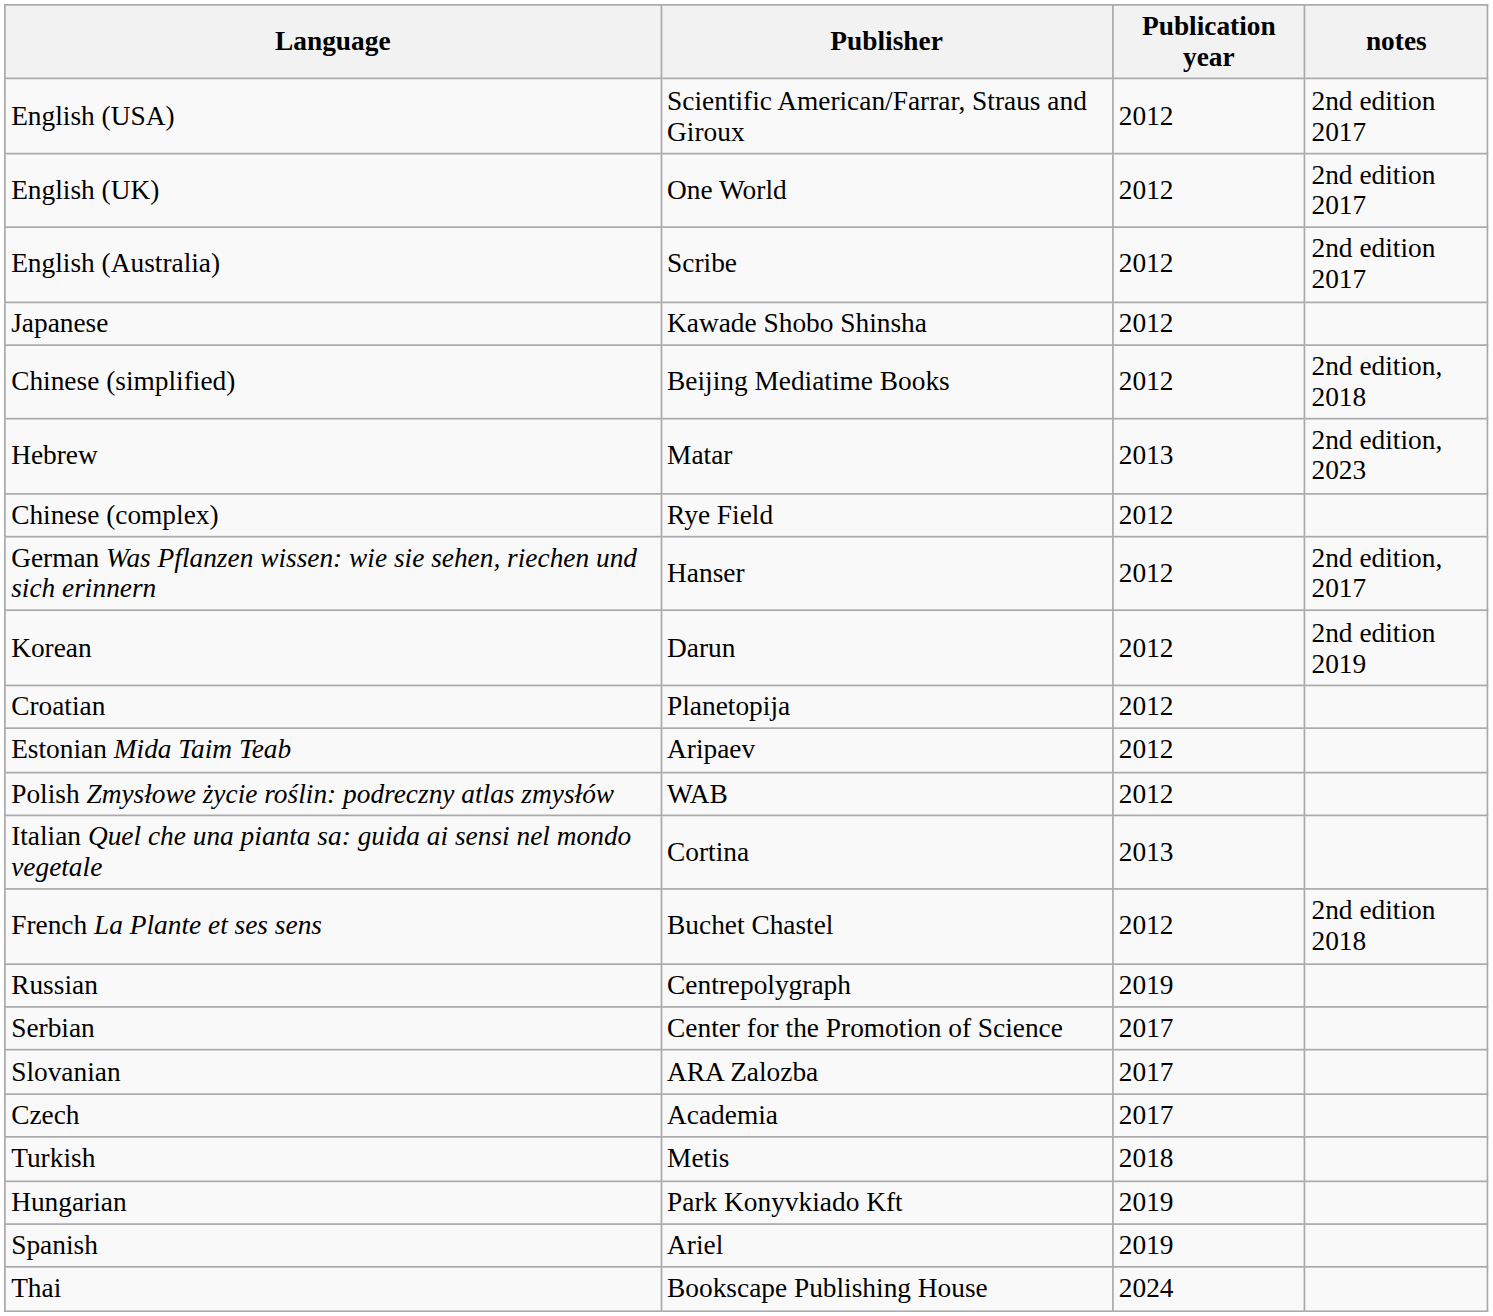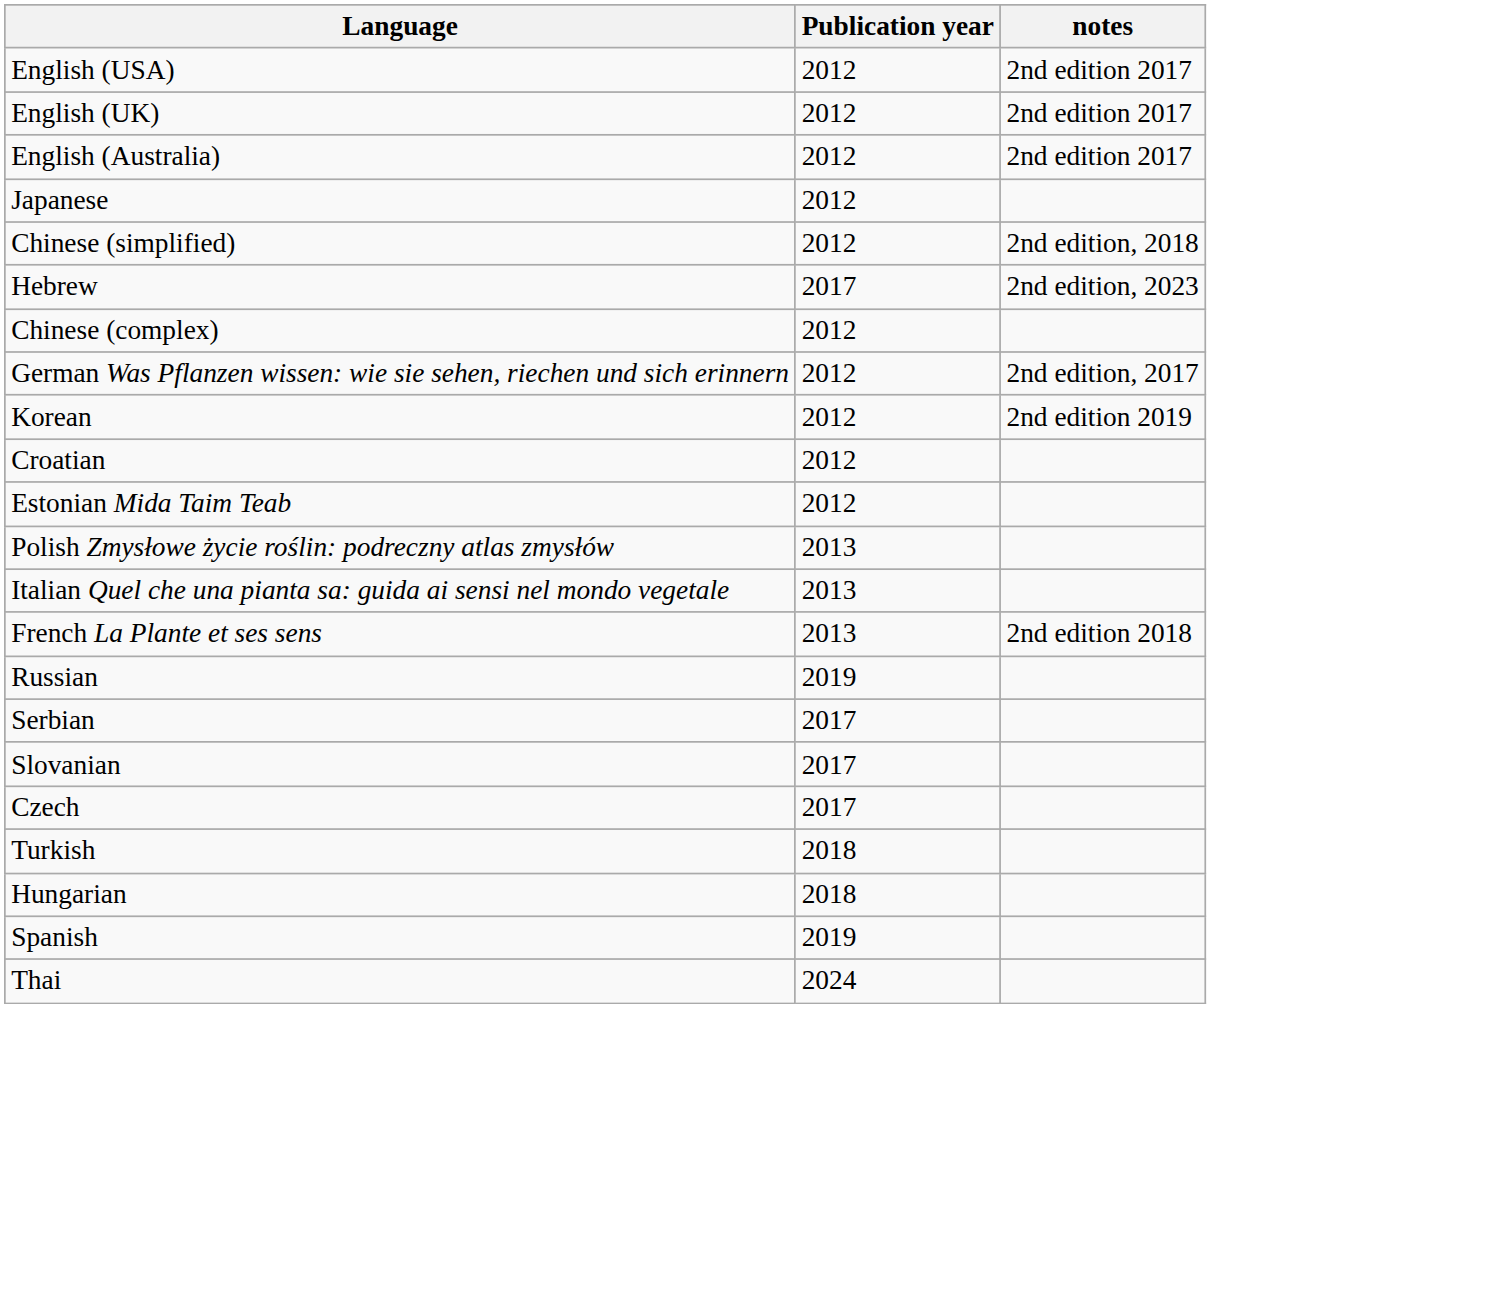- column: (887, 41)
(1146, 455) 2013 -> (829, 286) 2017
(1146, 793) 2012 -> (829, 546) 2013
(1146, 926) 2012 -> (829, 633) 2013
(1146, 1201) 2019 -> (829, 894) 2018
